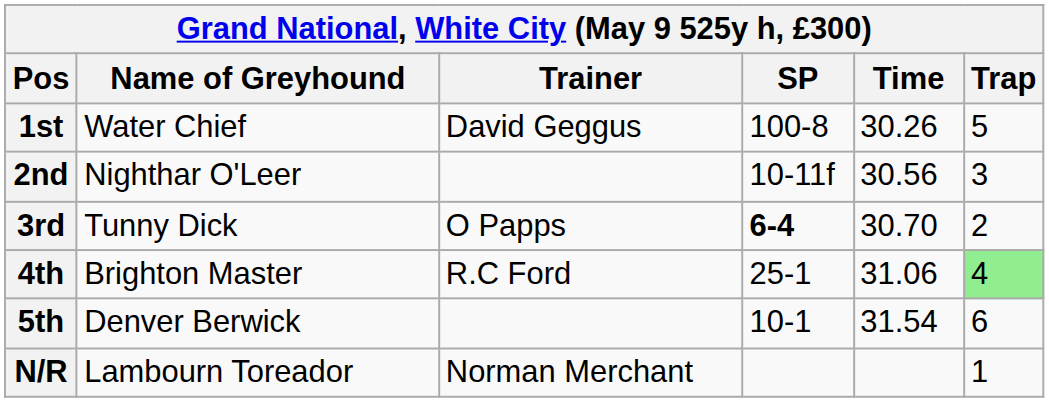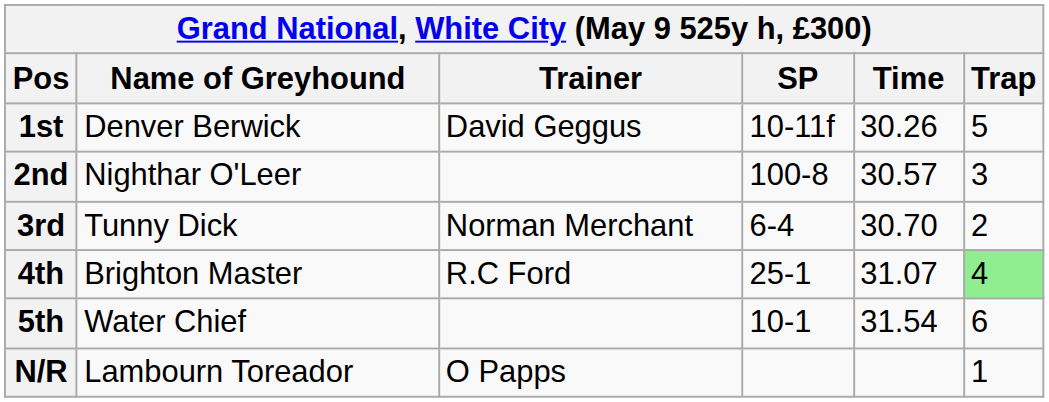(165, 126) Water Chief -> (192, 126) Denver Berwick
(789, 126) 100-8 -> (792, 126) 10-11f
(792, 175) 10-11f -> (789, 175) 100-8
(899, 175) 30.56 -> (899, 175) 30.57
(506, 224) O Papps -> (569, 224) Norman Merchant
(772, 224) bold -> (772, 224) normal
(899, 273) 31.06 -> (899, 273) 31.07
(192, 322) Denver Berwick -> (165, 322) Water Chief
(569, 371) Norman Merchant -> (506, 371) O Papps
